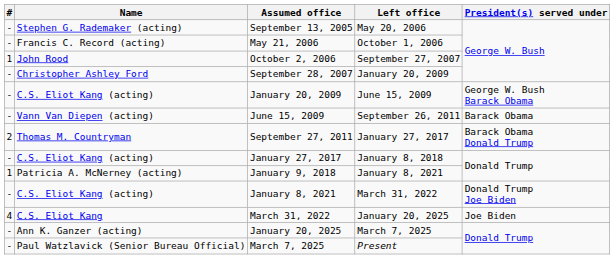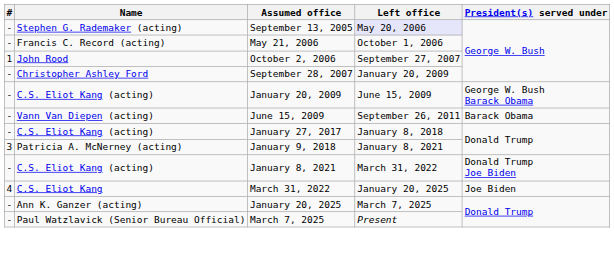(392, 28) no background -> (392, 28) lavender background
- row: (301, 137)
(9, 173) 1 -> (9, 147) 3
